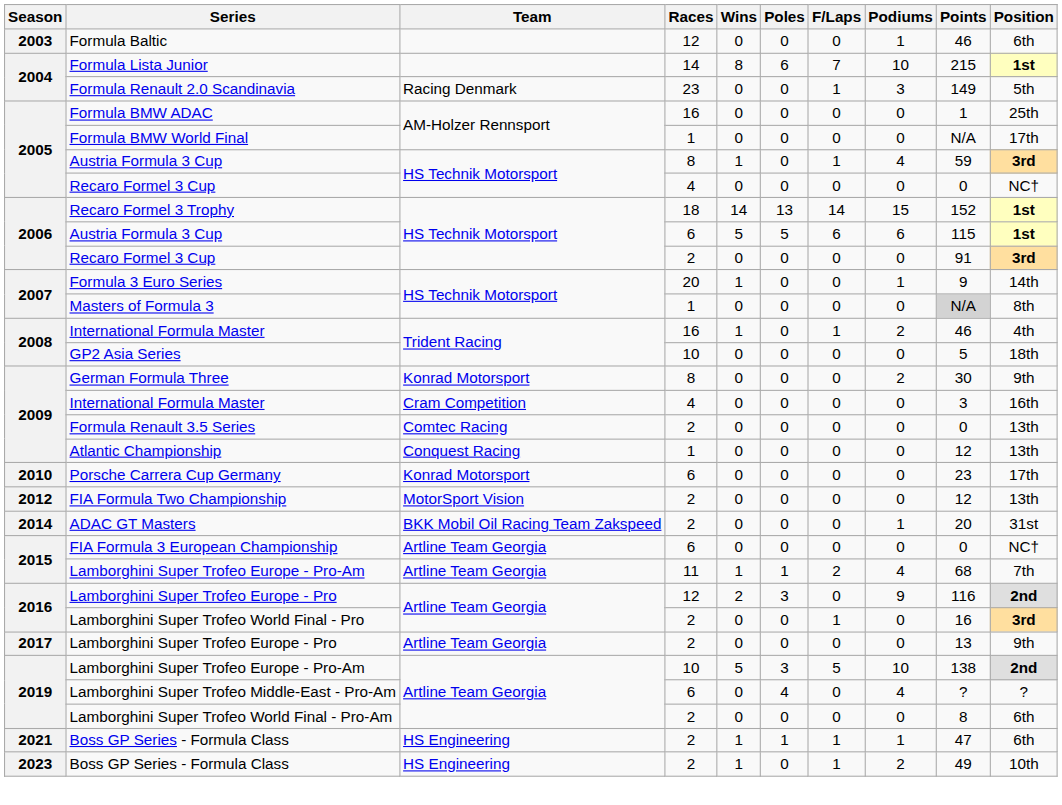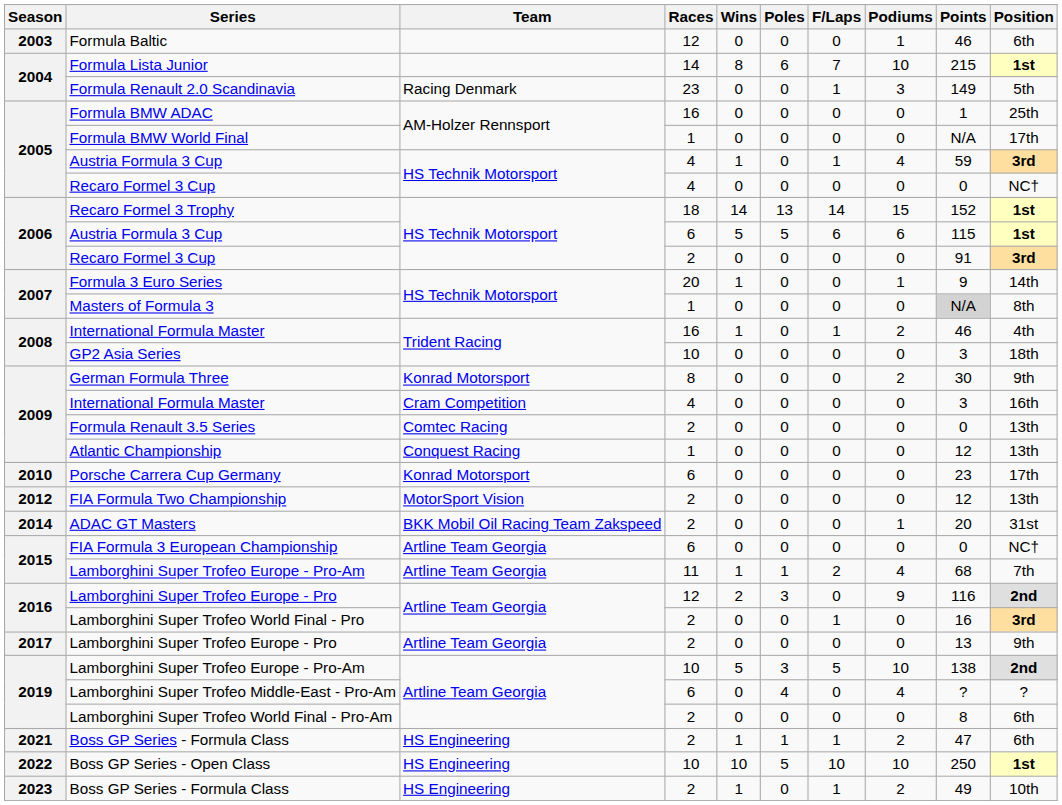(691, 162) 8 -> (691, 162) 4
(963, 355) 5 -> (963, 355) 3
(901, 740) 1 -> (901, 740) 2
+ row: (35, 765)
